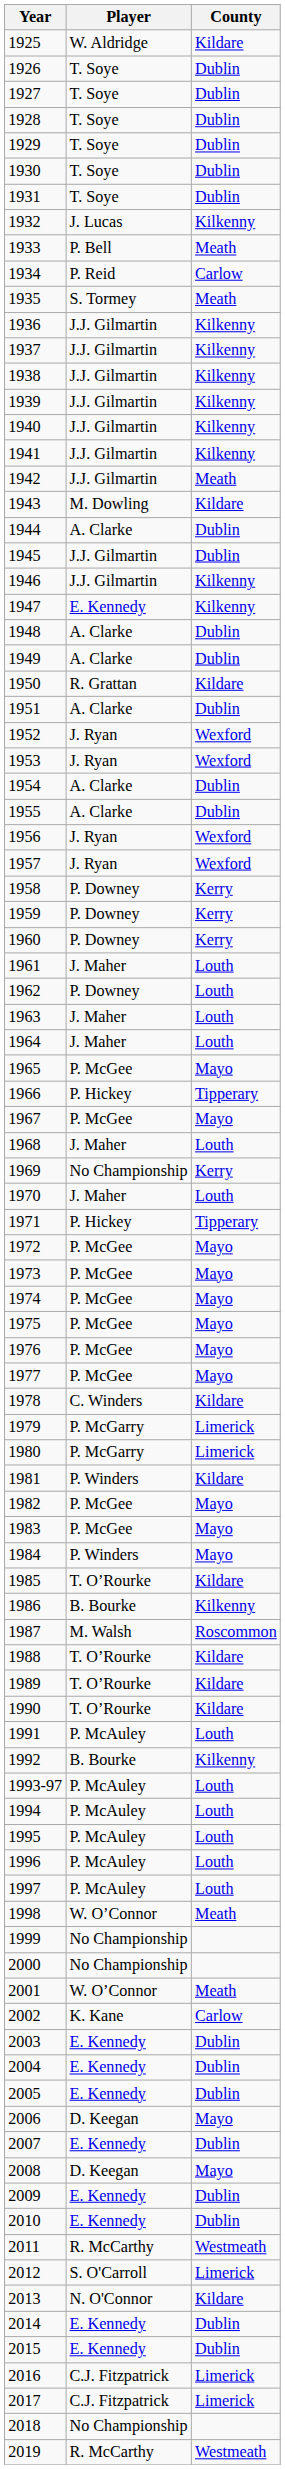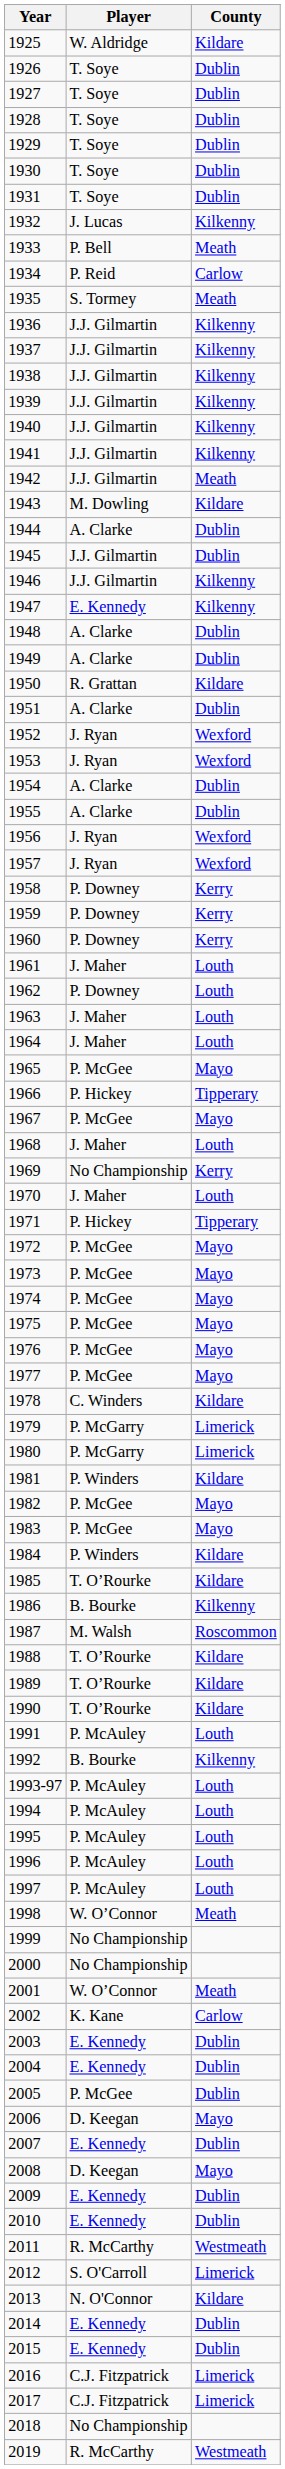(214, 1555) Mayo -> (219, 1555) Kildare
(108, 2093) E. Kennedy -> (101, 2093) P. McGee
